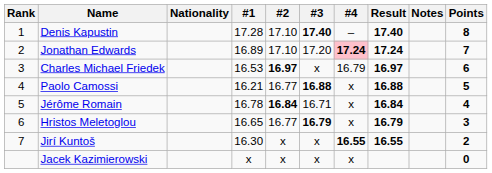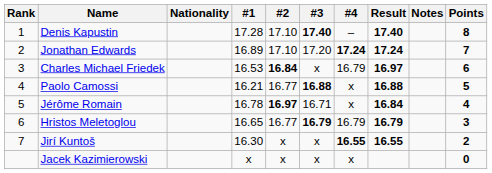(351, 50) pink background -> (351, 50) no background
(283, 68) 16.97 -> (283, 68) 16.84
(283, 104) 16.84 -> (283, 104) 16.97
(351, 123) x -> (351, 123) 16.79
